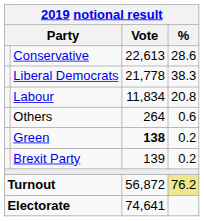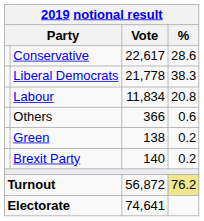(145, 55) 22,613 -> (145, 55) 22,617
(154, 117) 264 -> (154, 117) 366
(154, 138) bold -> (154, 138) normal
(154, 158) 139 -> (154, 158) 140
